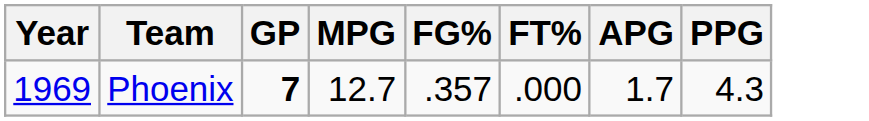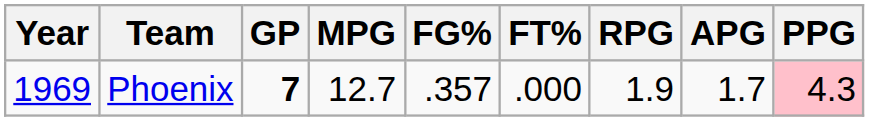+ column: (636, 33)
(740, 88) no background -> (832, 88) pink background
